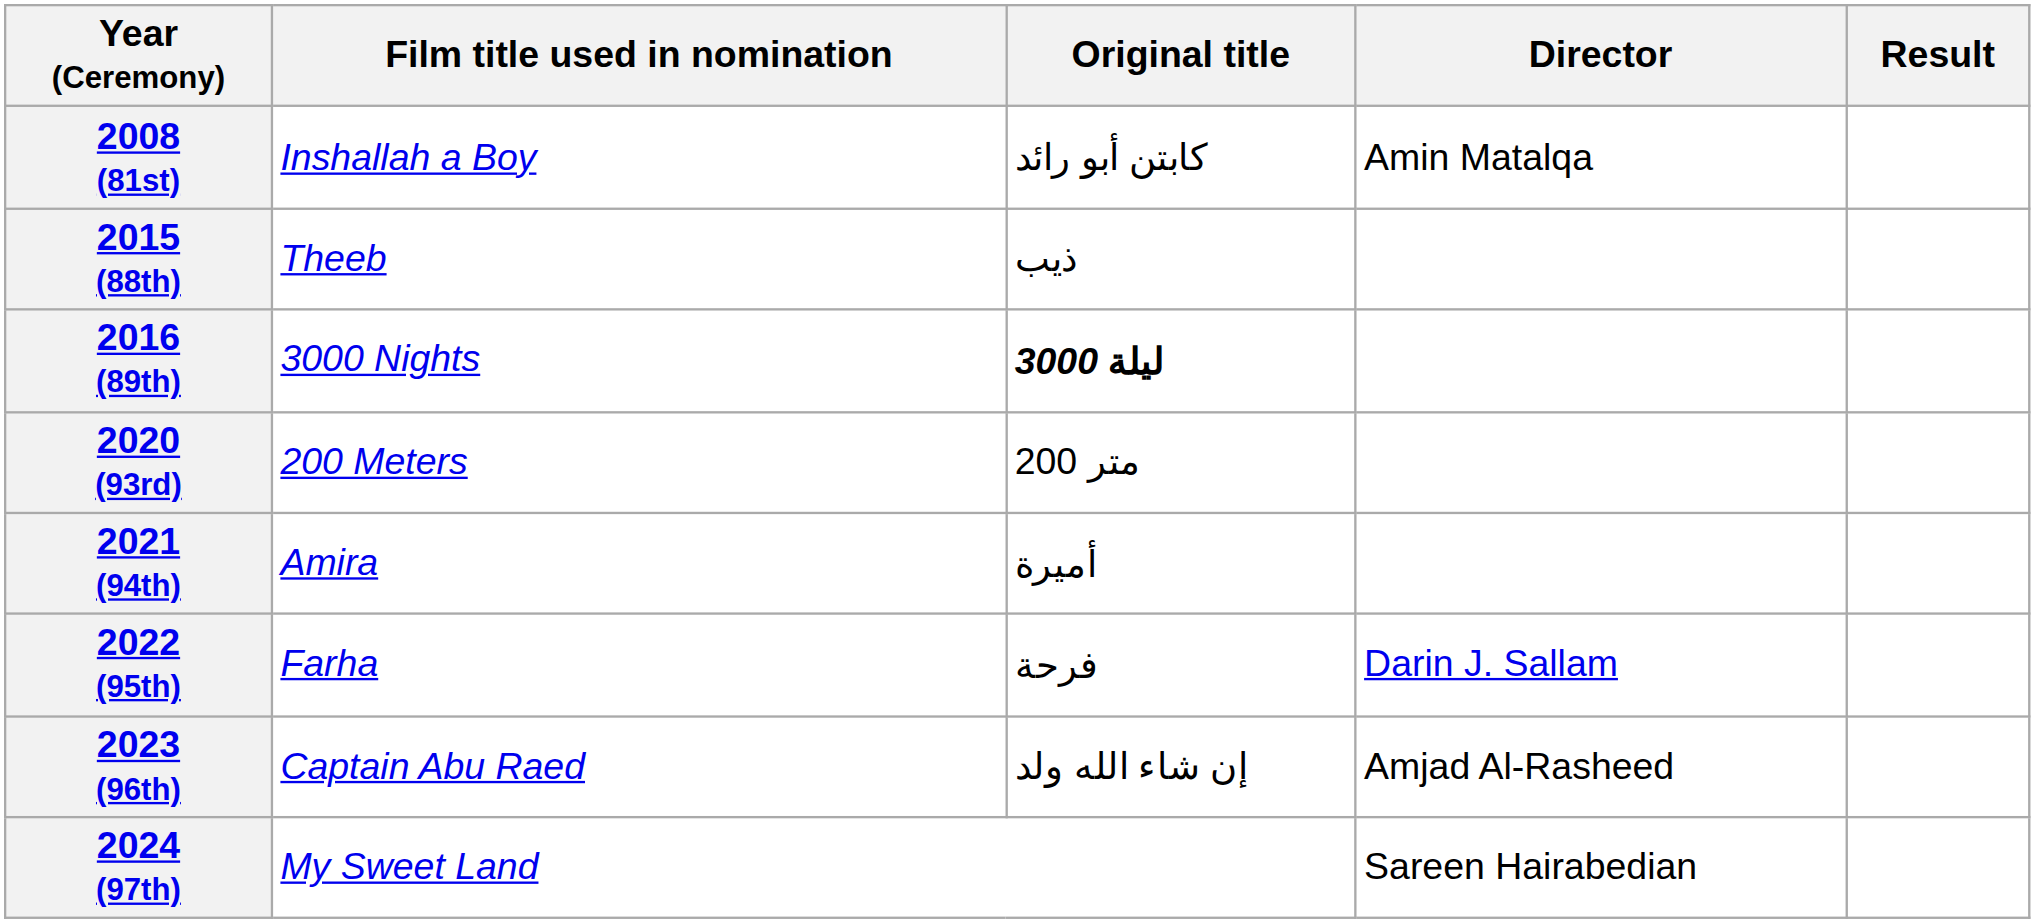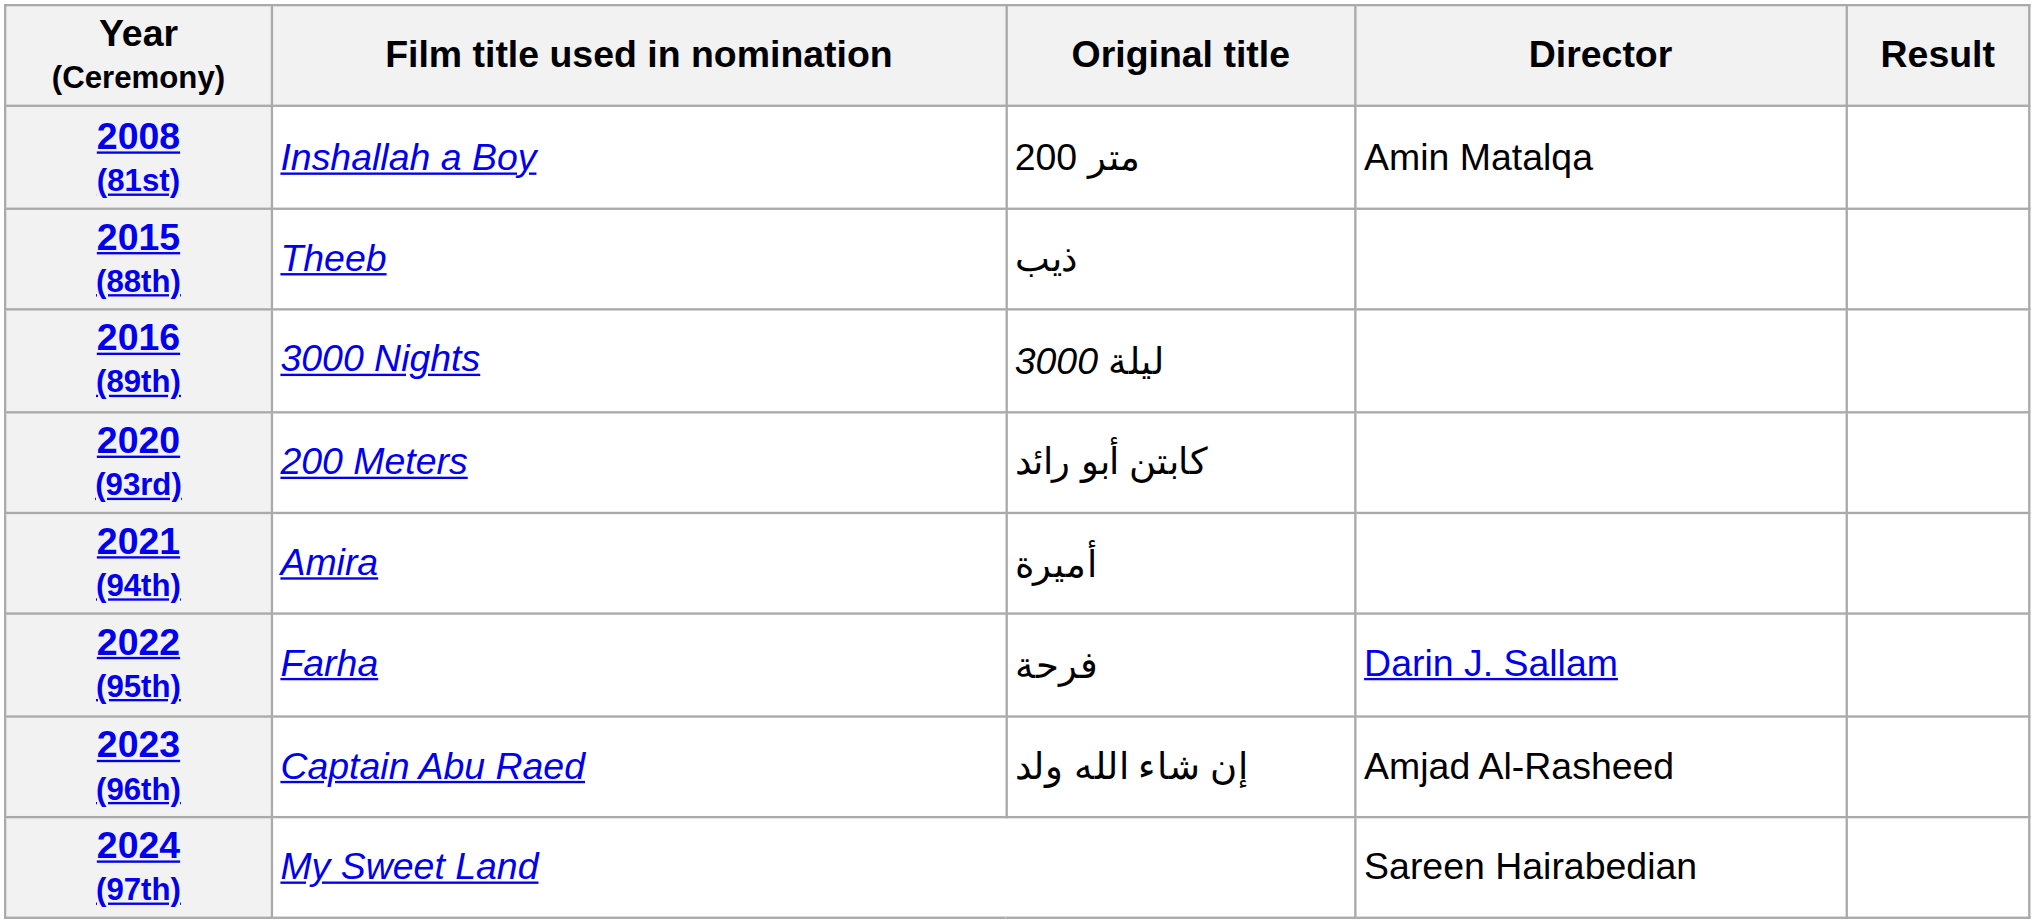(1112, 157) كابتن أبو رائد -> (1078, 157) 200 متر
(1090, 360) bold -> (1090, 360) normal
(1078, 462) 200 متر -> (1112, 462) كابتن أبو رائد
